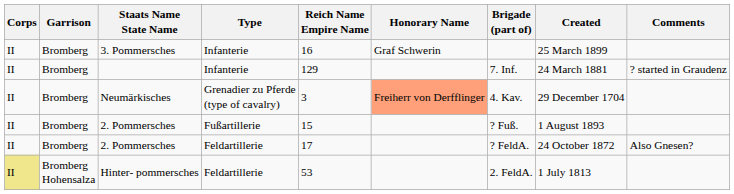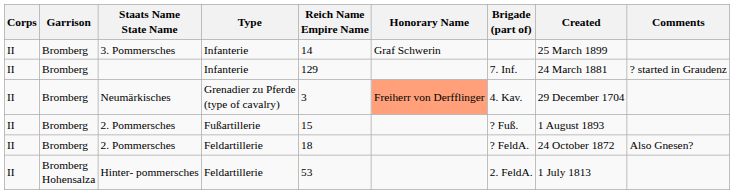(307, 49) 16 -> (307, 49) 14
(307, 145) 17 -> (307, 145) 18
(11, 172) khaki background -> (11, 172) no background
